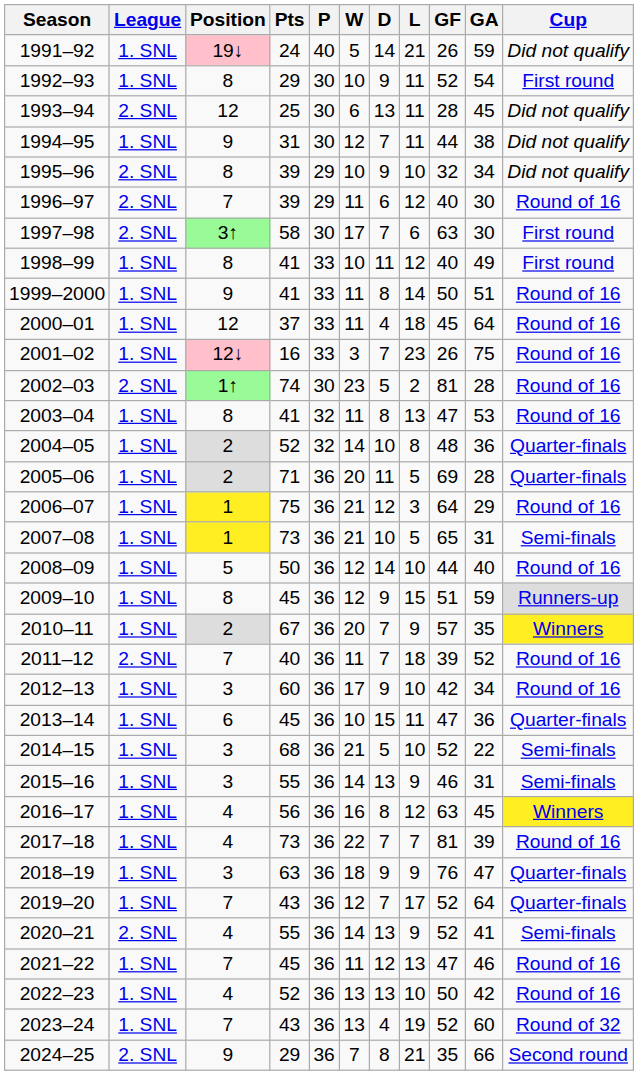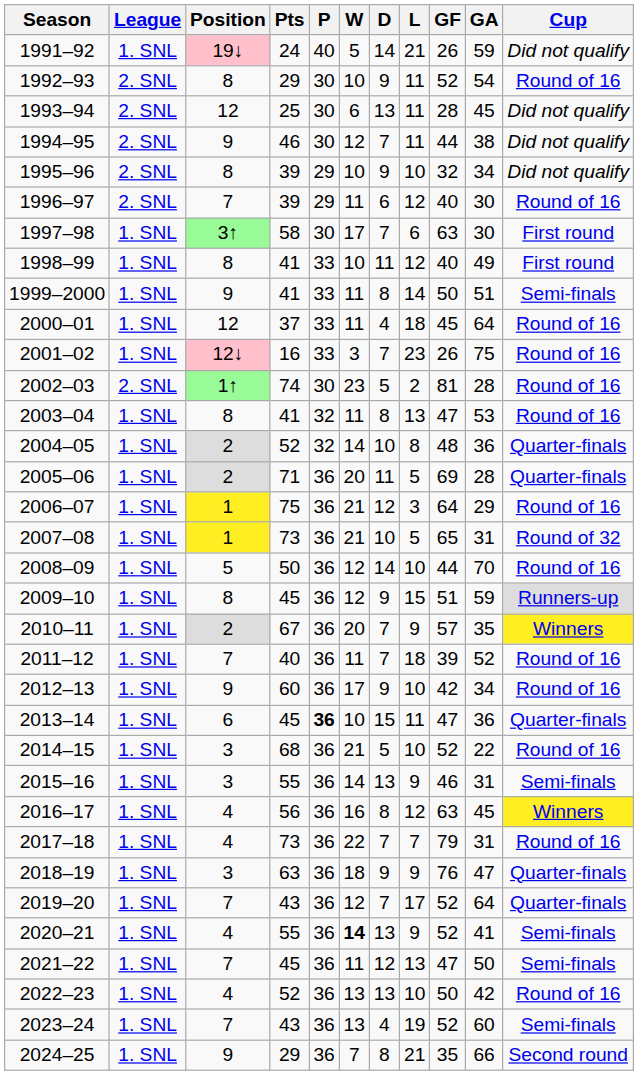(148, 80) 1. SNL -> (148, 80) 2. SNL
(568, 80) First round -> (568, 80) Round of 16
(148, 141) 1. SNL -> (148, 141) 2. SNL
(290, 141) 31 -> (290, 141) 46
(148, 232) 2. SNL -> (148, 232) 1. SNL
(568, 293) Round of 16 -> (568, 293) Semi-finals
(568, 537) Semi-finals -> (568, 537) Round of 32
(484, 567) 40 -> (484, 567) 70
(148, 659) 2. SNL -> (148, 659) 1. SNL
(228, 689) 3 -> (228, 689) 9
(324, 720) normal -> (324, 720) bold
(568, 750) Semi-finals -> (568, 750) Round of 16
(448, 841) 81 -> (448, 841) 79
(484, 841) 39 -> (484, 841) 31
(148, 933) 2. SNL -> (148, 933) 1. SNL
(354, 933) normal -> (354, 933) bold
(484, 963) 46 -> (484, 963) 50
(568, 963) Round of 16 -> (568, 963) Semi-finals
(568, 1024) Round of 32 -> (568, 1024) Semi-finals
(148, 1055) 2. SNL -> (148, 1055) 1. SNL
